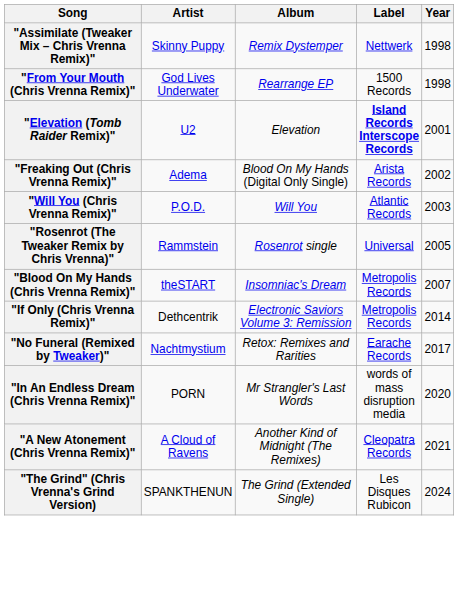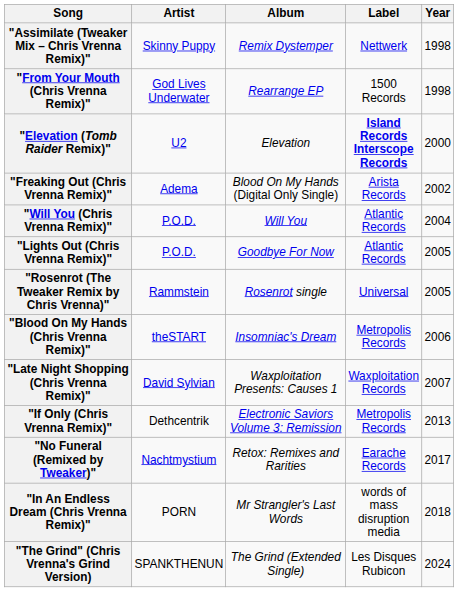(438, 130) 2001 -> (438, 143) 2000
(438, 207) 2003 -> (438, 220) 2004
+ row: (68, 253)
(438, 285) 2007 -> (438, 337) 2006
+ row: (68, 382)
(438, 317) 2014 -> (438, 421) 2013
(438, 394) 2020 -> (438, 512) 2018
- row: (73, 446)
